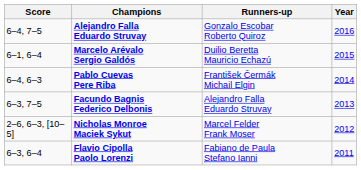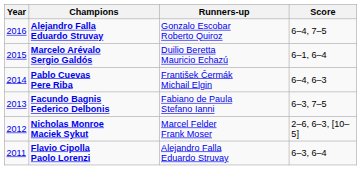columns swapped: (344, 12) <-> (38, 12)
(238, 104) Alejandro Falla Eduardo Struvay -> (197, 104) Fabiano de Paula Stefano Ianni
(239, 153) Fabiano de Paula Stefano Ianni -> (195, 153) Alejandro Falla Eduardo Struvay
